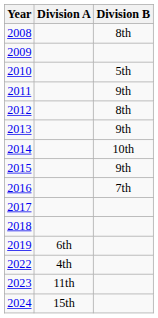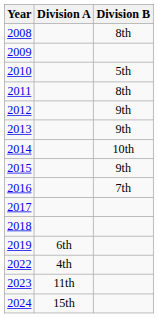(123, 91) 9th -> (123, 91) 8th
(123, 110) 8th -> (123, 110) 9th
